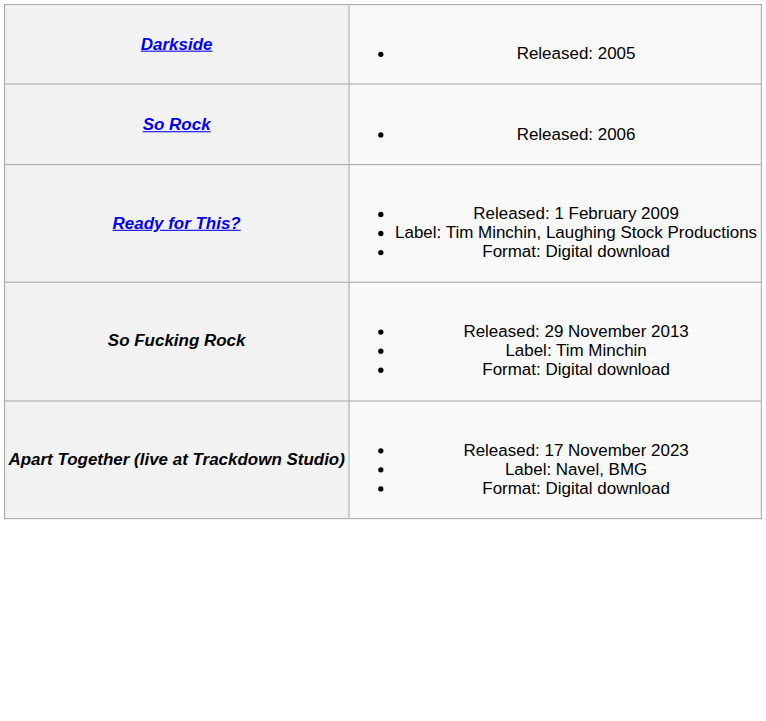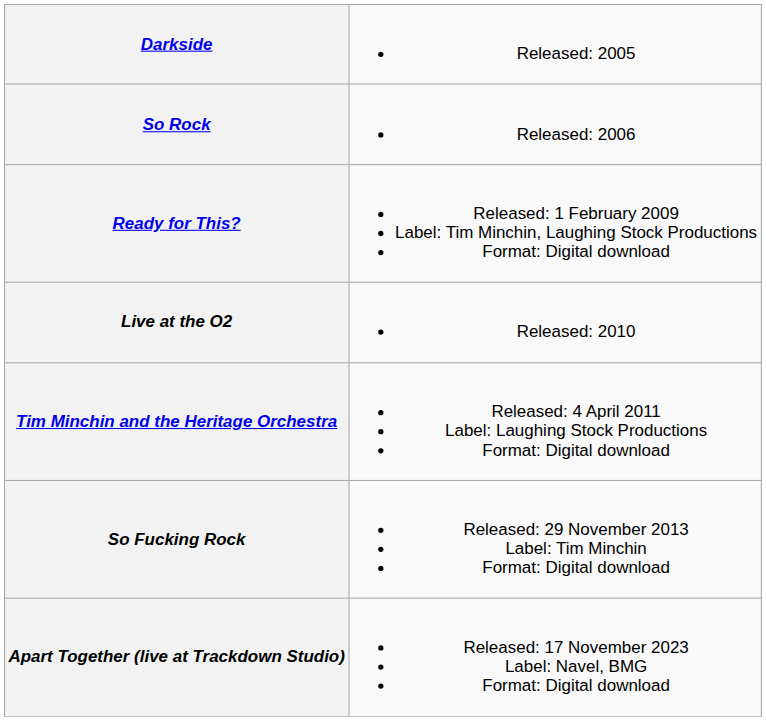+ row: (177, 322)
+ row: (177, 421)
